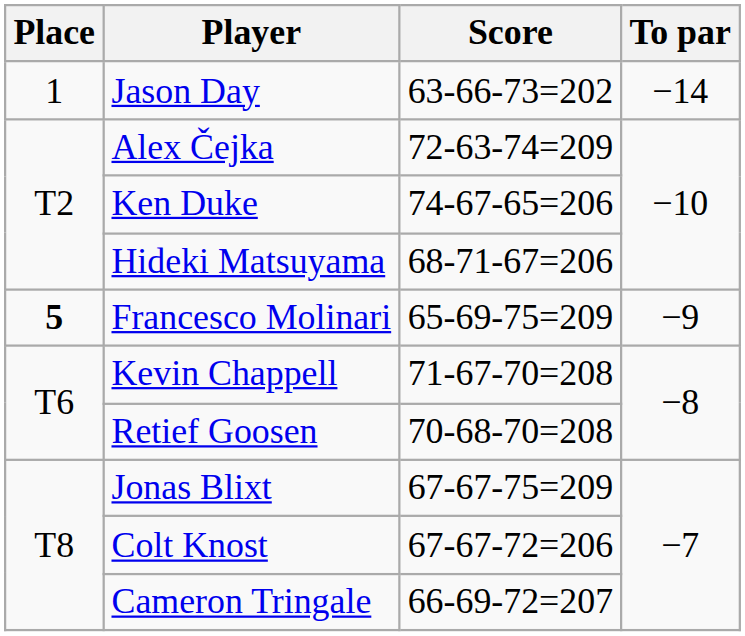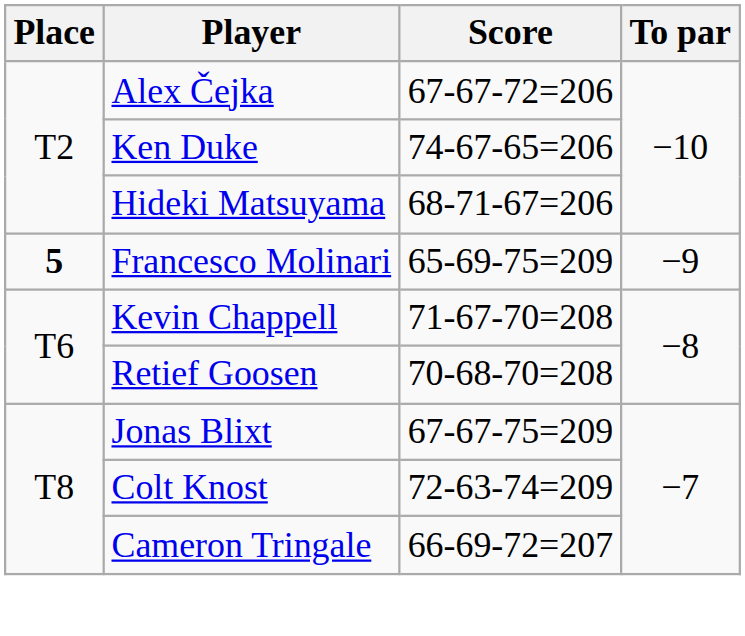- row: (186, 89)
(510, 146) 72-63-74=209 -> (510, 89) 67-67-72=206
(510, 544) 67-67-72=206 -> (510, 487) 72-63-74=209
